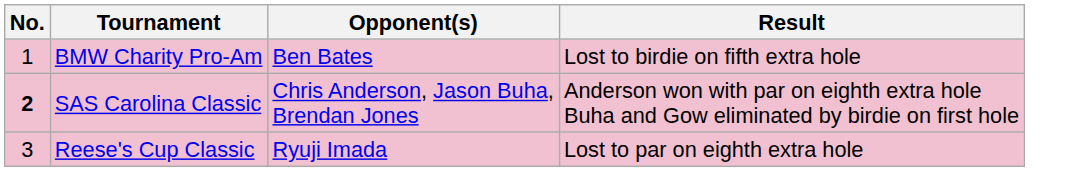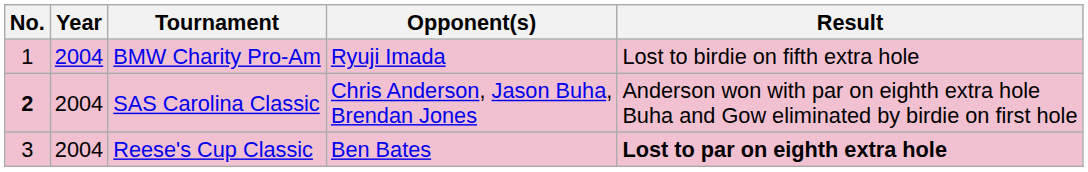+ column: (79, 22)
(323, 57) Ben Bates -> (388, 57) Ryuji Imada
(330, 150) Ryuji Imada -> (381, 150) Ben Bates
(714, 150) normal -> (785, 150) bold
